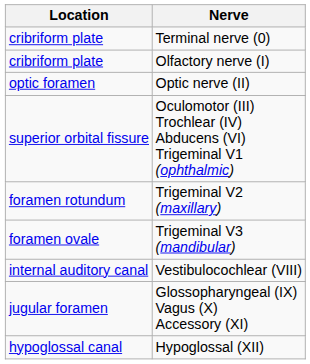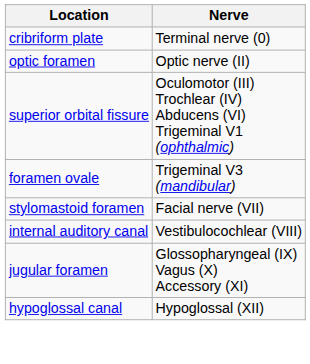- row: (213, 61)
- row: (199, 201)
+ row: (210, 209)
